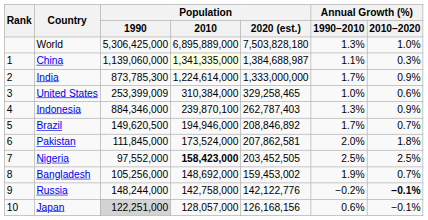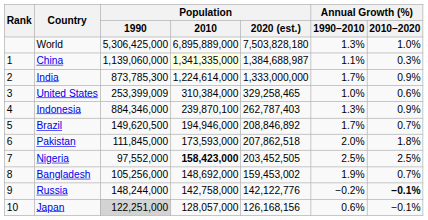(210, 142) 173,524,000 -> (210, 142) 173,593,000
(272, 142) 207,862,581 -> (272, 142) 207,862,518
